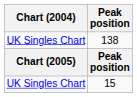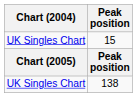rows swapped: (110, 84) <-> (110, 40)
